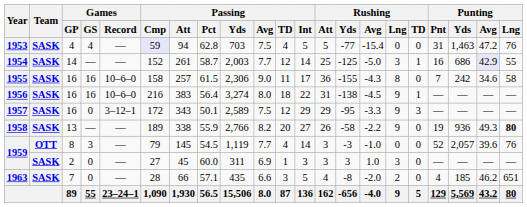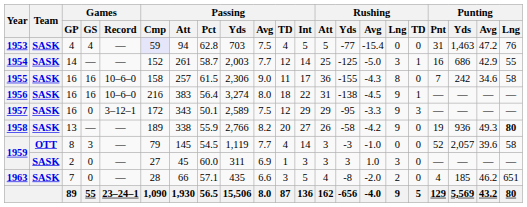(488, 62) lavender background -> (488, 62) no background
(373, 128) -2.2 -> (373, 128) -4.2
(511, 144) 76 -> (511, 144) 58
